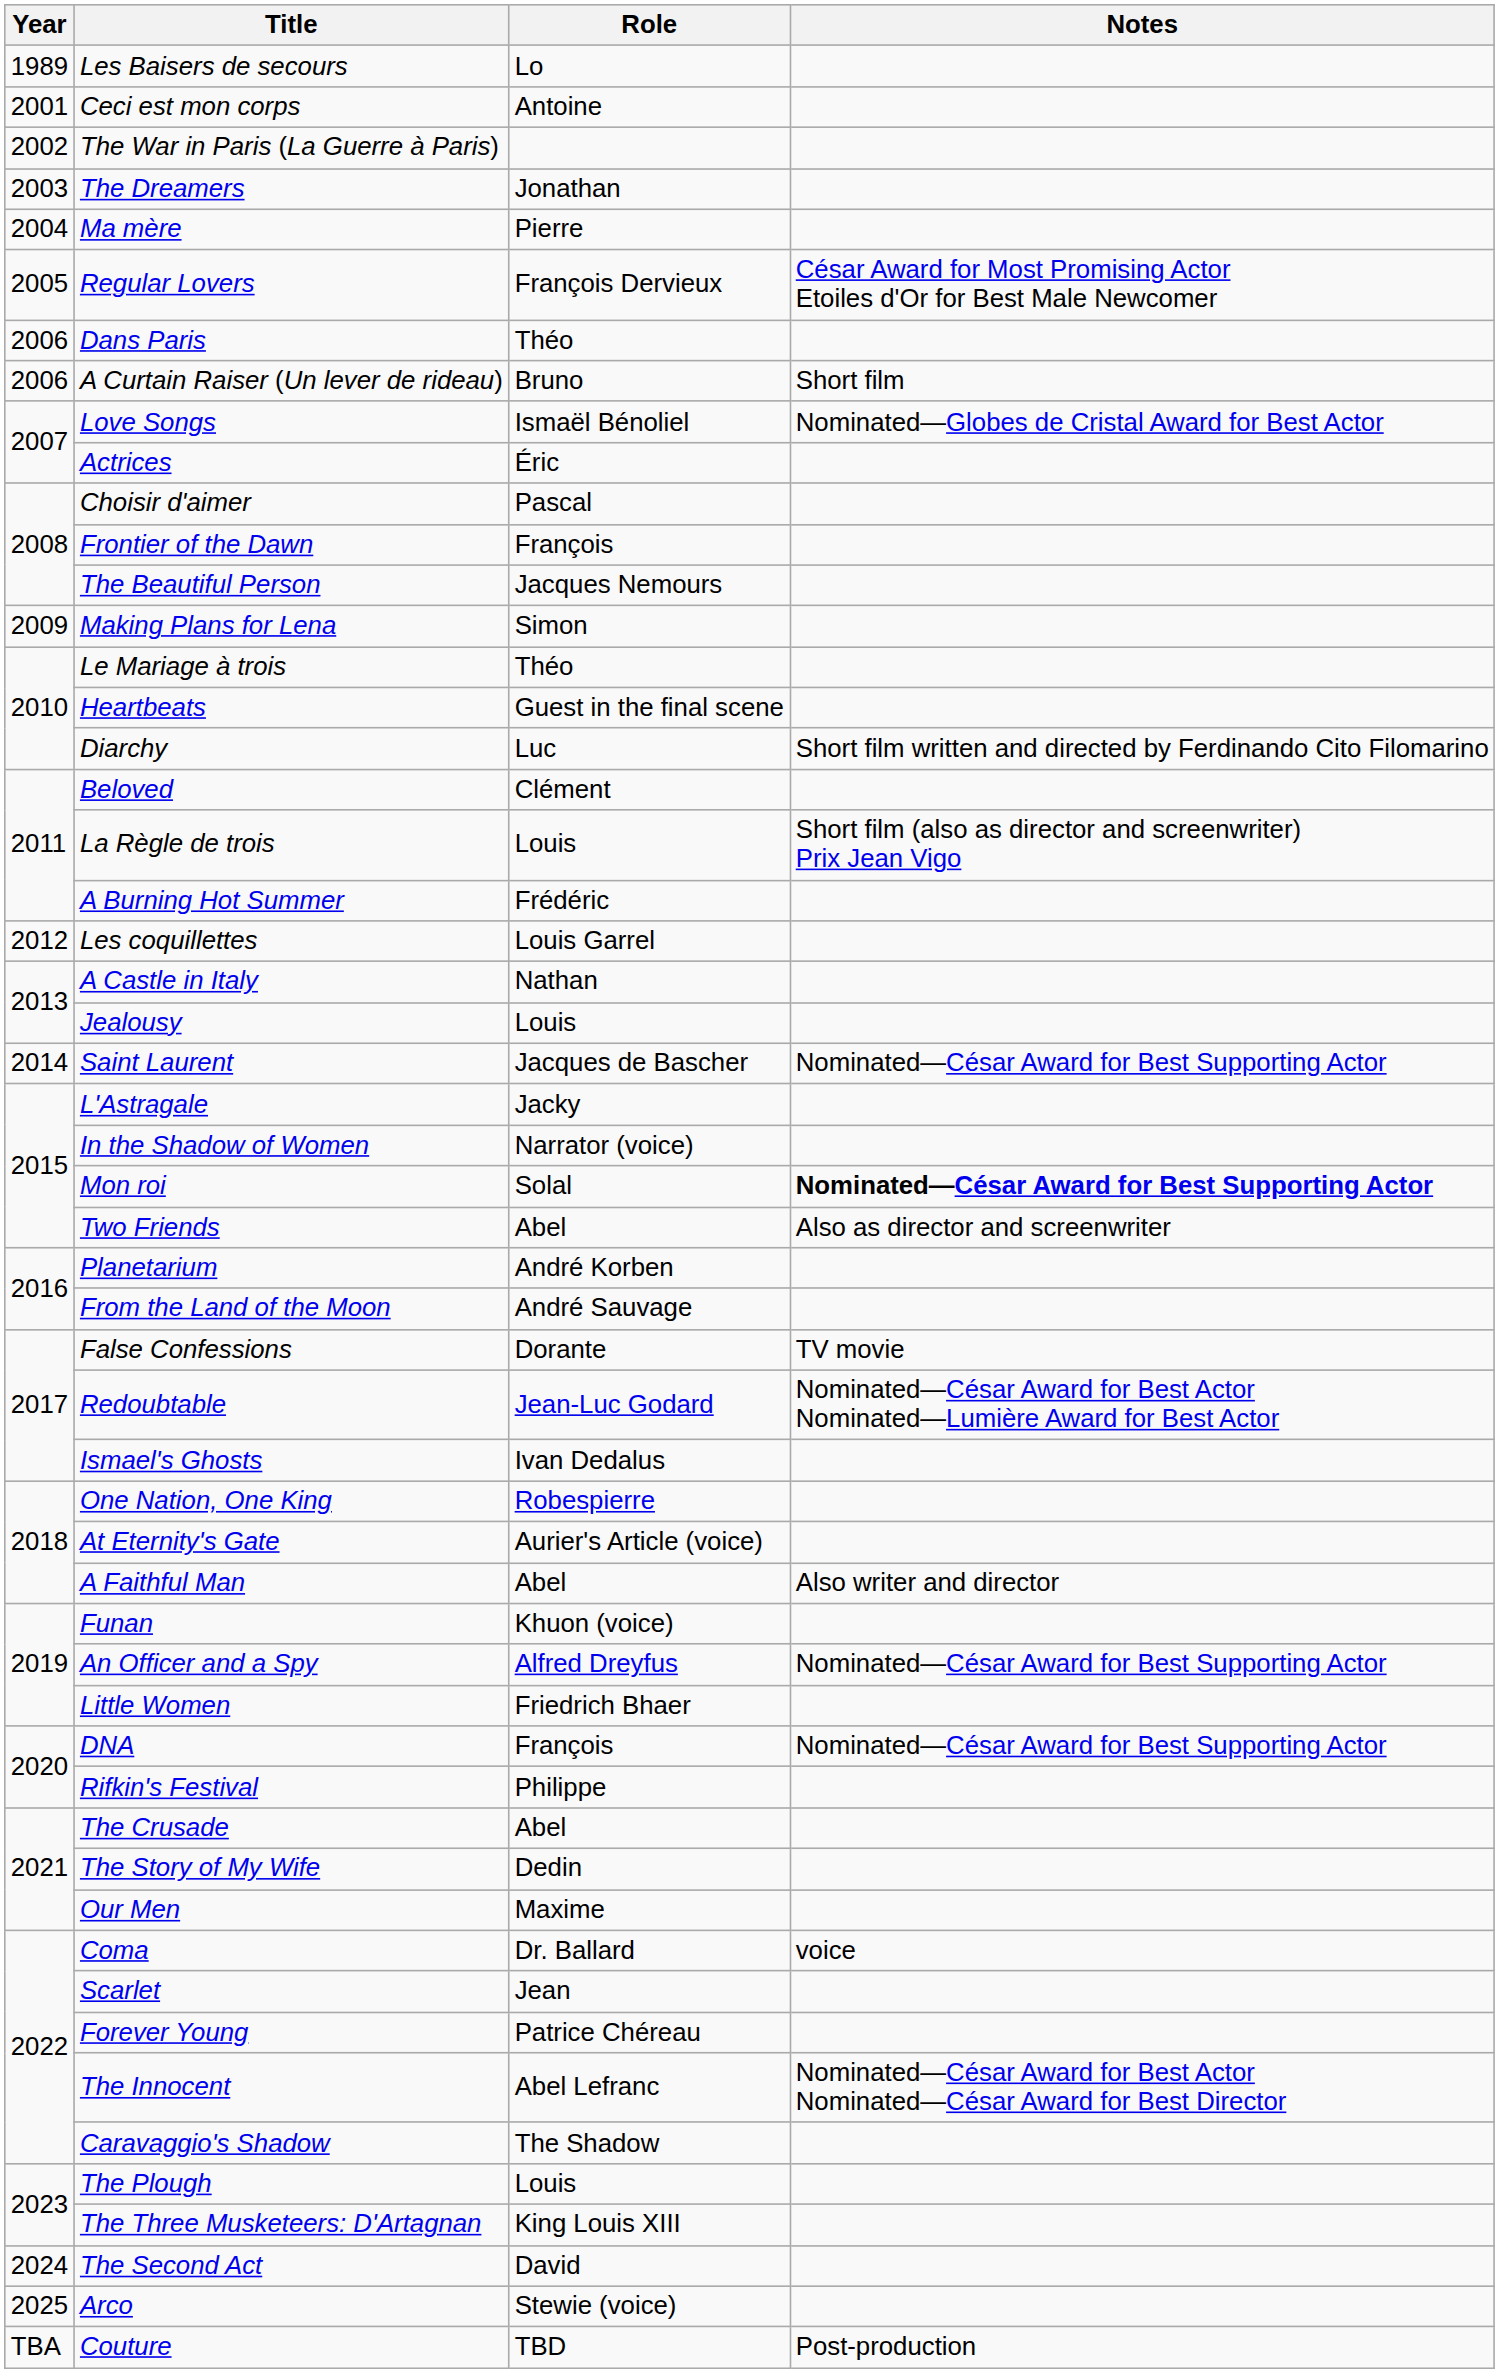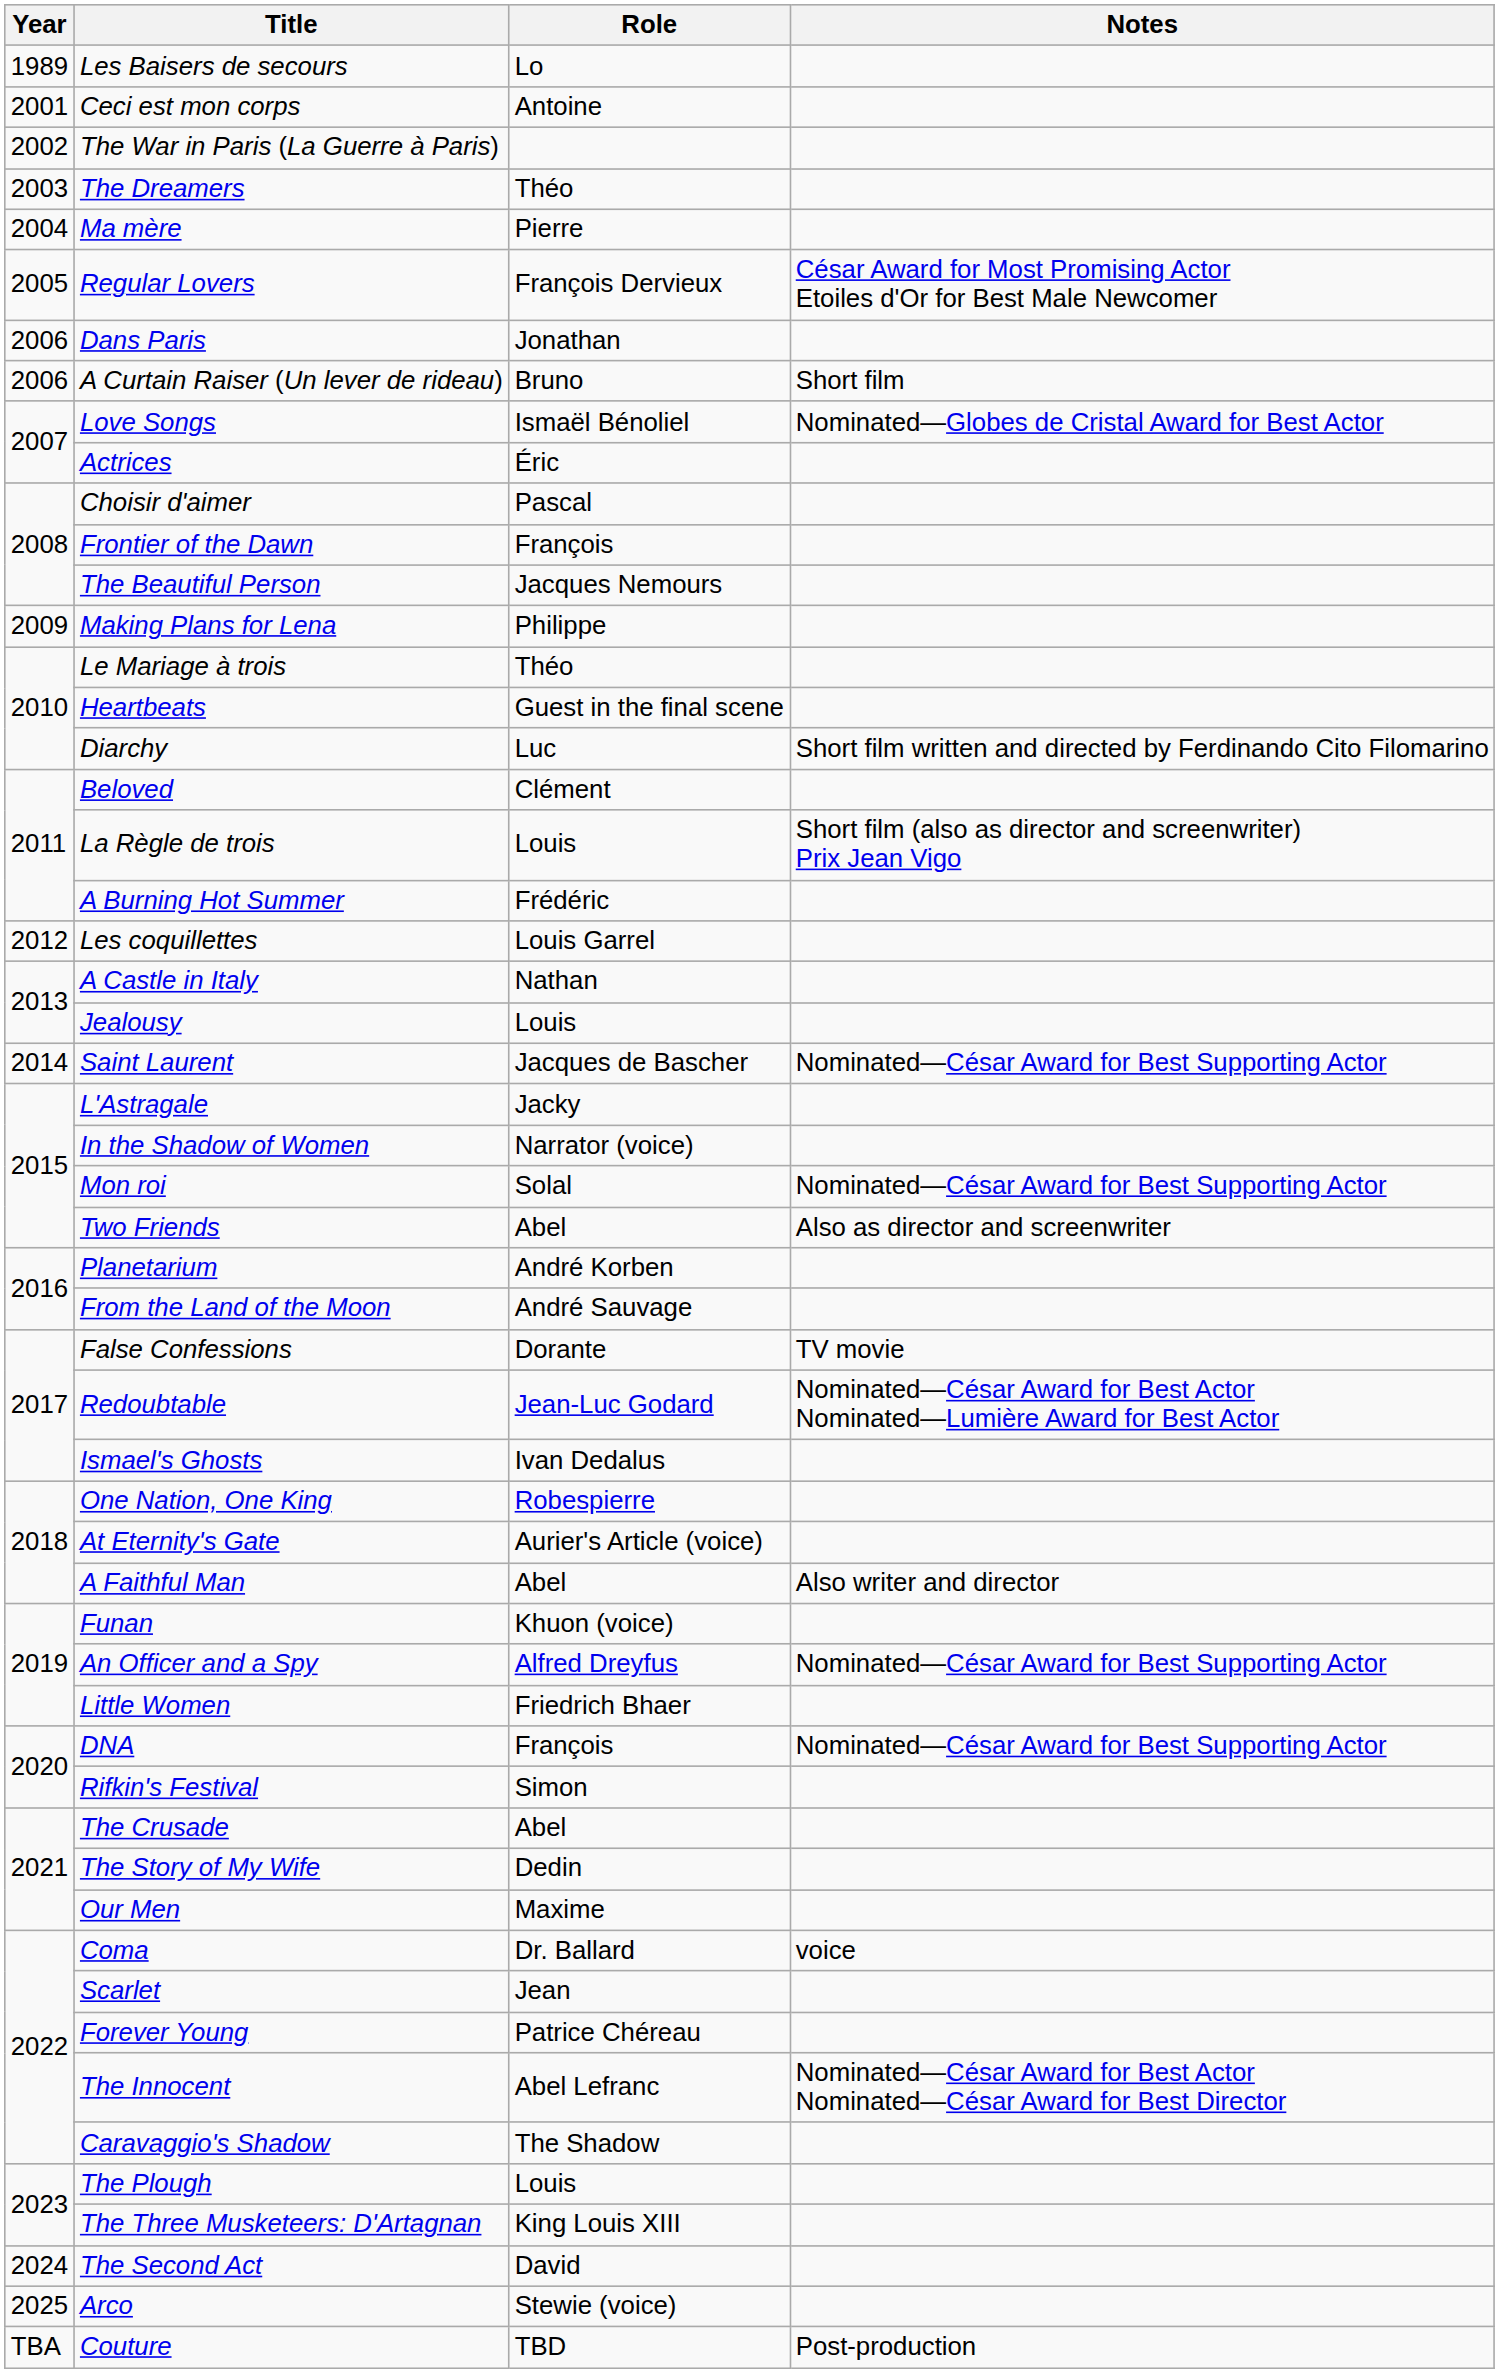(568, 188) Jonathan -> (544, 188) Théo
(544, 339) Théo -> (568, 339) Jonathan
(551, 625) Simon -> (560, 625) Philippe
(1114, 1185) bold -> (1091, 1185) normal
(560, 1786) Philippe -> (551, 1786) Simon
